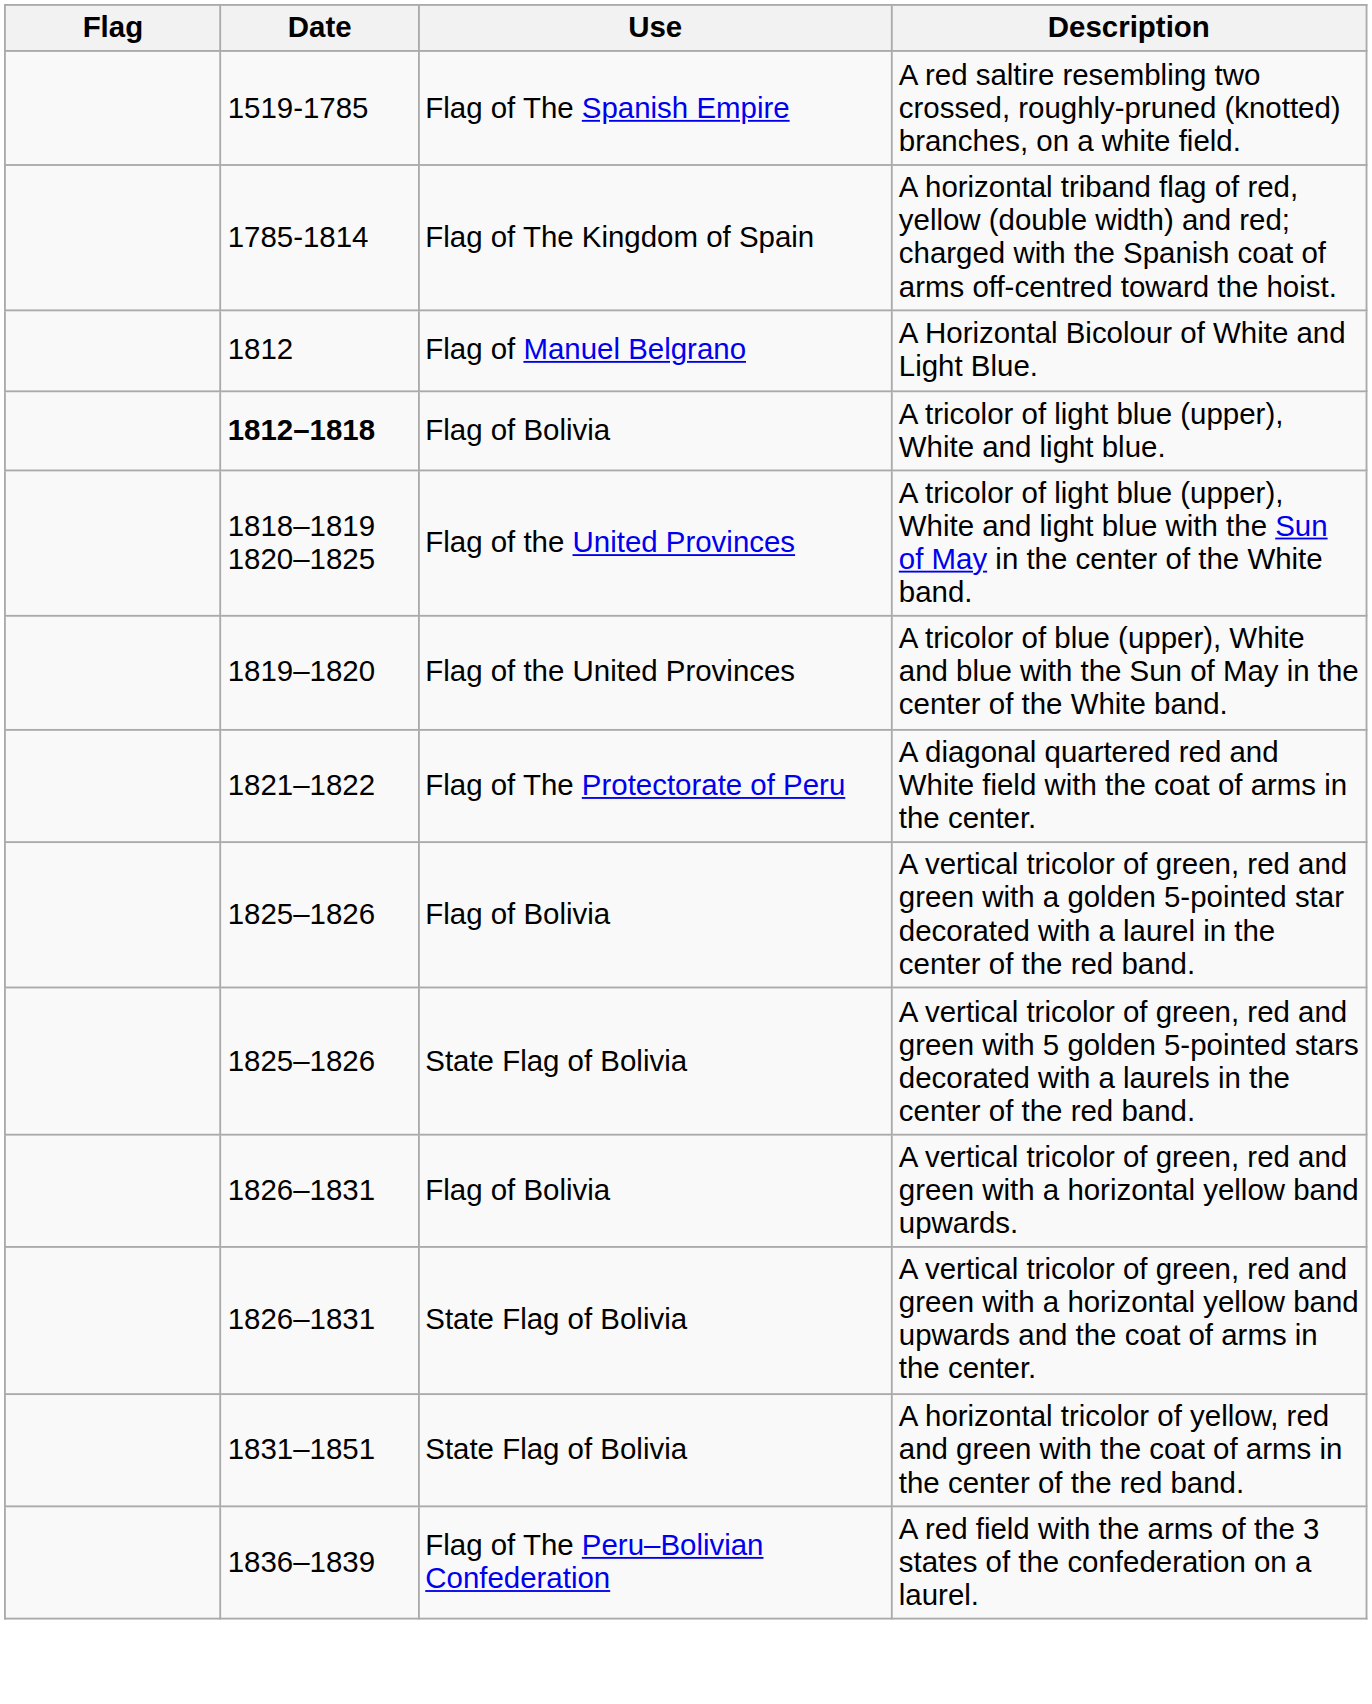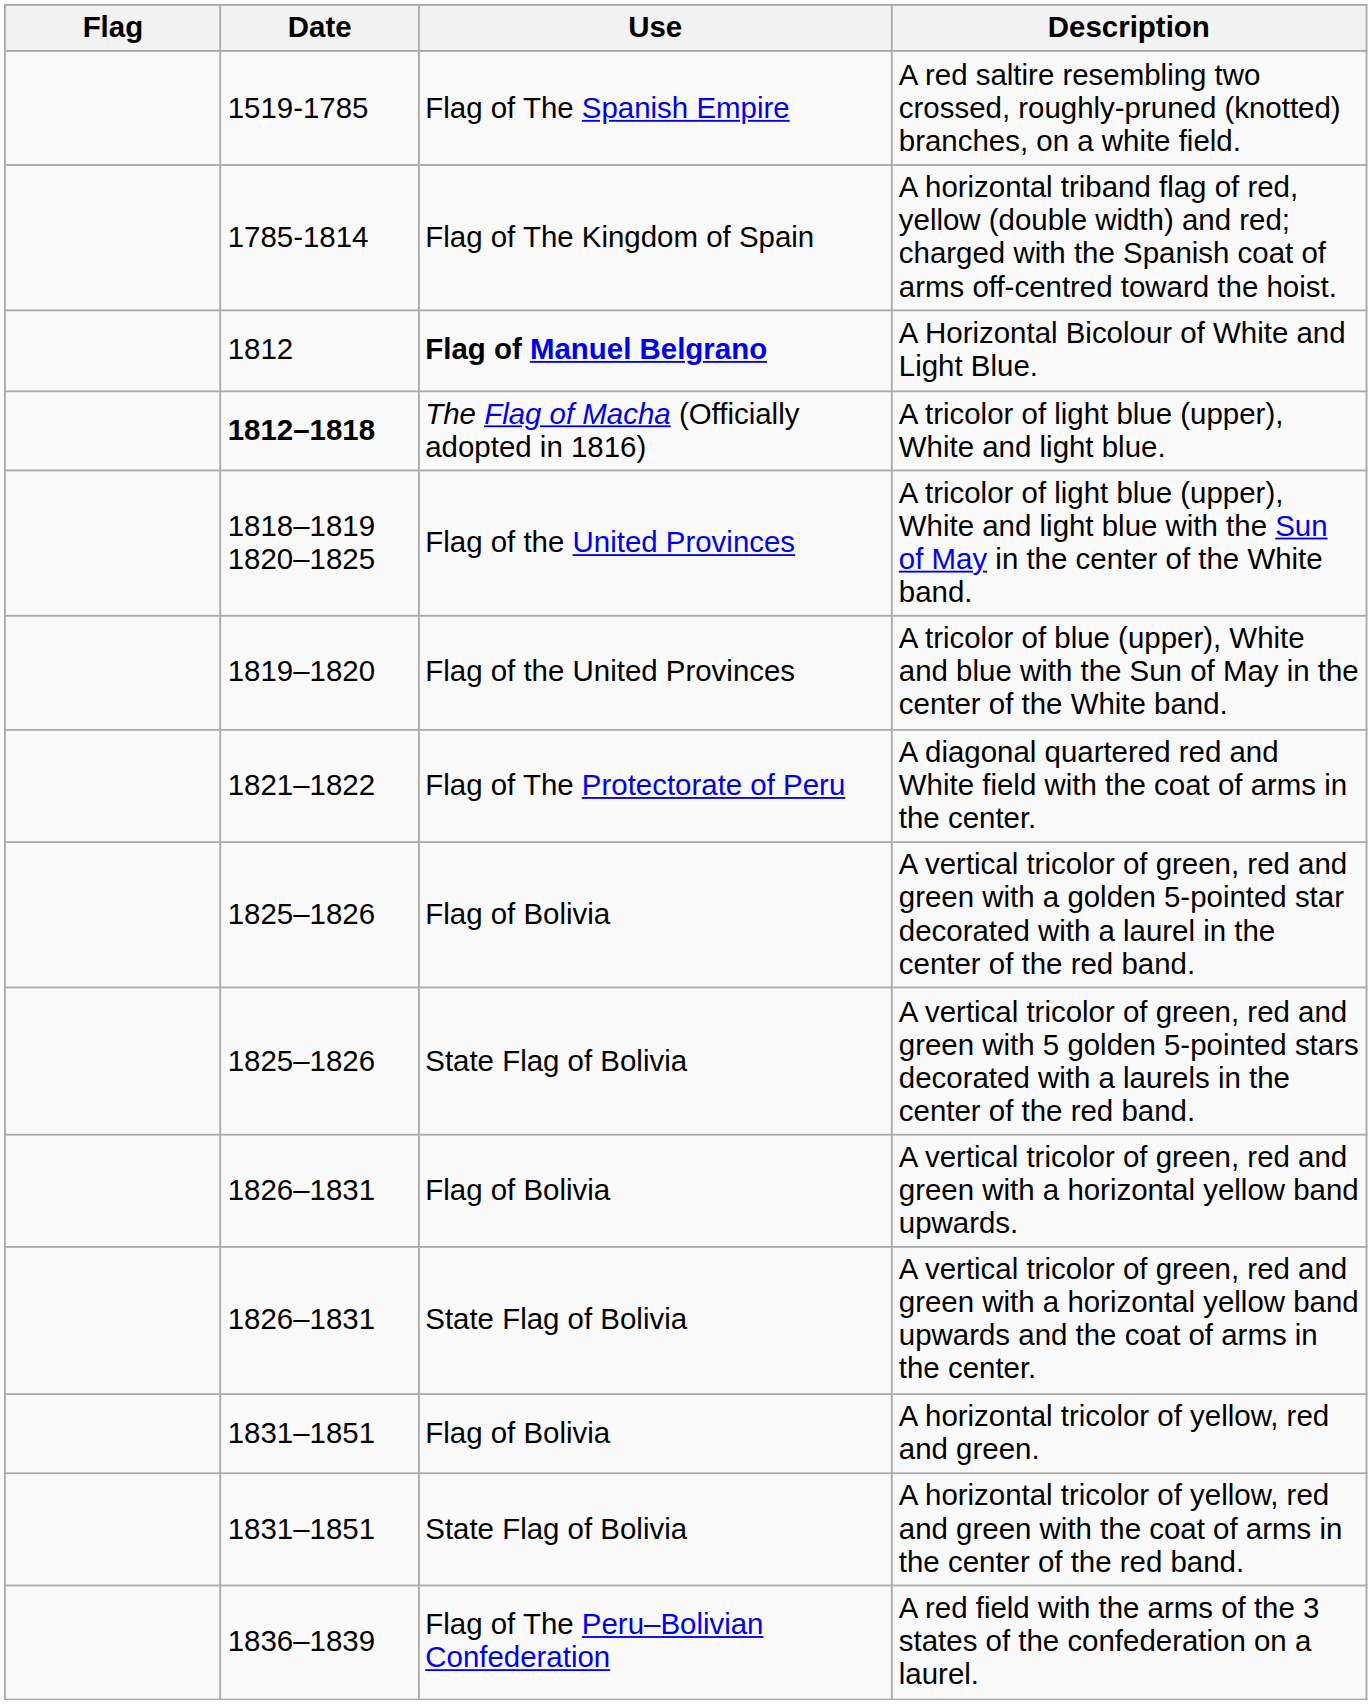(586, 350) normal -> (596, 350) bold
(518, 429) Flag of Bolivia -> (612, 429) The Flag of Macha (Officially adopted in 1816)
+ row: (1114, 1432)
